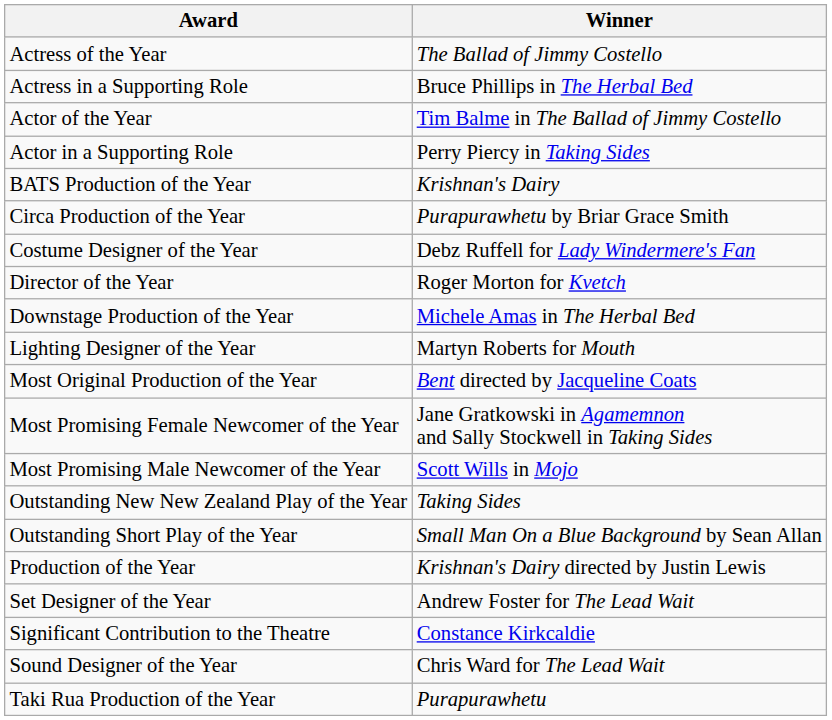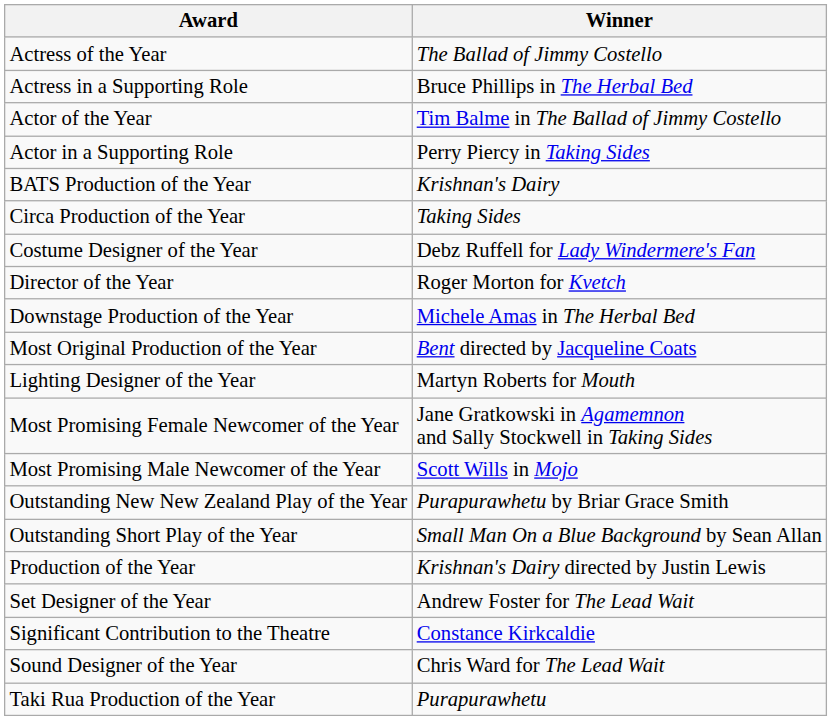(573, 217) Purapurawhetu by Briar Grace Smith -> (469, 217) Taking Sides
rows swapped: (132, 348) <-> (163, 380)
(469, 502) Taking Sides -> (573, 502) Purapurawhetu by Briar Grace Smith
